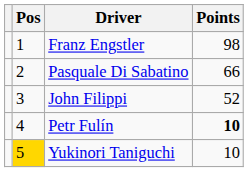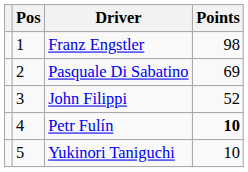(232, 72) 66 -> (232, 72) 69
(20, 153) gold background -> (20, 153) no background
